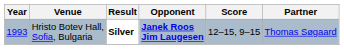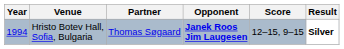columns swapped: (301, 12) <-> (123, 12)
(17, 32) 1993 -> (17, 32) 1994
